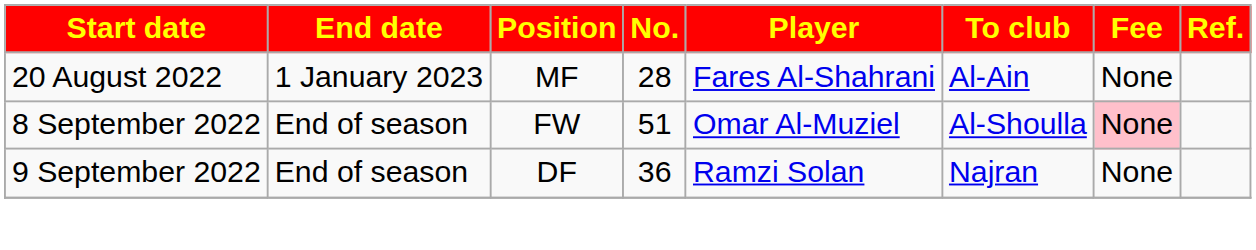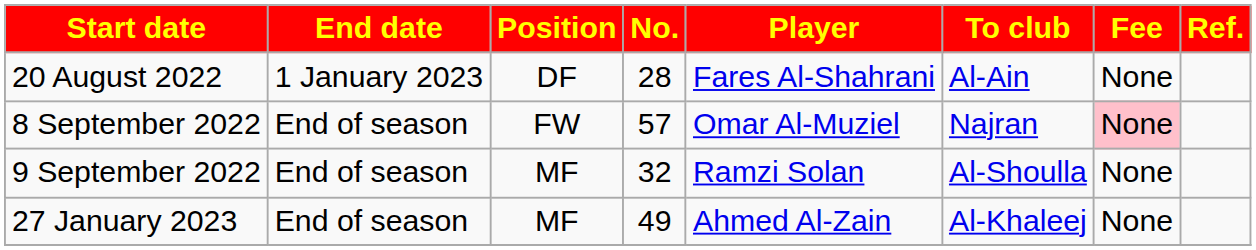(557, 76) MF -> (557, 76) DF
(655, 124) 51 -> (655, 124) 57
(1018, 124) Al-Shoulla -> (994, 124) Najran
(557, 172) DF -> (557, 172) MF
(655, 172) 36 -> (655, 172) 32
(994, 172) Najran -> (1018, 172) Al-Shoulla
+ row: (125, 220)
